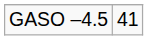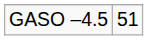(128, 19) 41 -> (128, 19) 51
